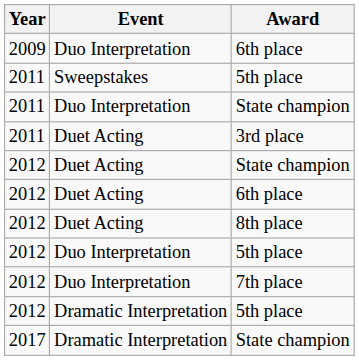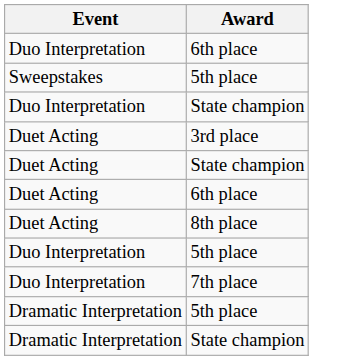- column: (27, 19)
